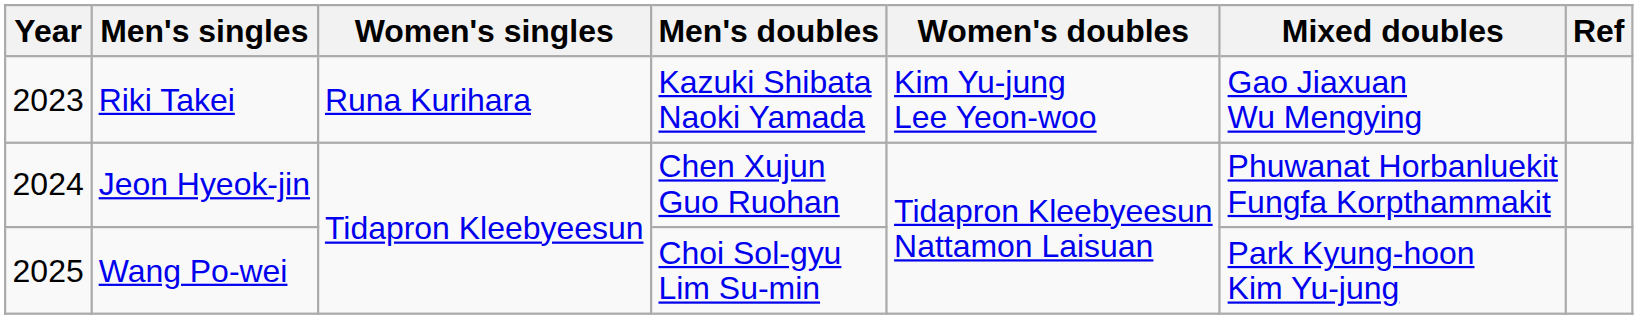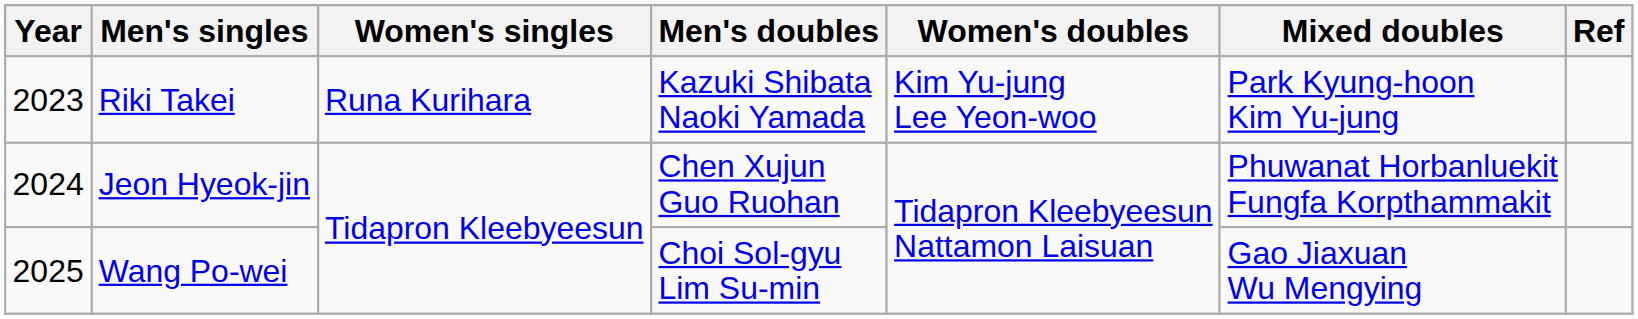(1325, 99) Gao Jiaxuan Wu Mengying -> (1351, 99) Park Kyung-hoon Kim Yu-jung
(1351, 271) Park Kyung-hoon Kim Yu-jung -> (1325, 271) Gao Jiaxuan Wu Mengying
